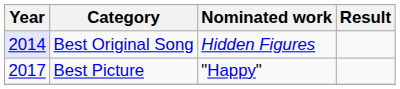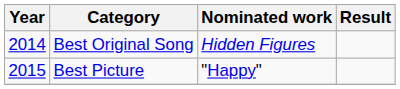(27, 44) lavender background -> (27, 44) no background
(27, 71) 2017 -> (27, 71) 2015
